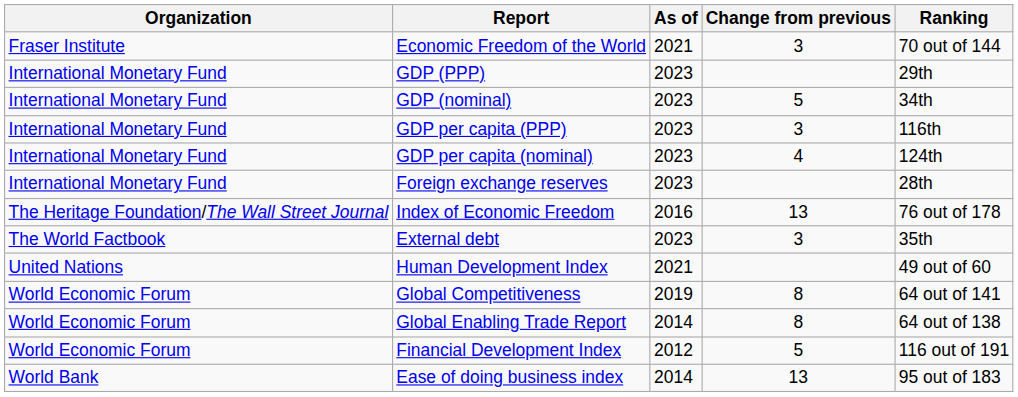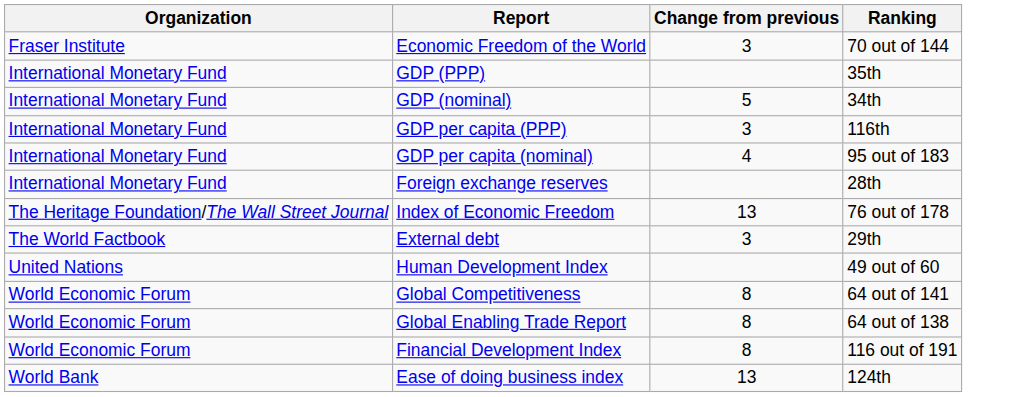- column: (676, 18)
(916, 73) 29th -> (864, 73) 35th
(921, 156) 124th -> (898, 156) 95 out of 183
(916, 239) 35th -> (864, 239) 29th
(798, 350) 5 -> (747, 350) 8
(950, 377) 95 out of 183 -> (869, 377) 124th
